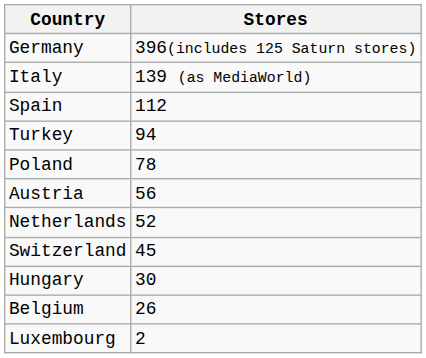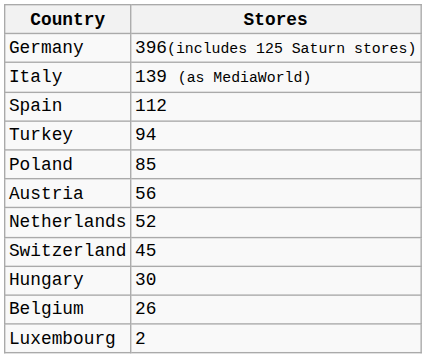(146, 164) 78 -> (146, 164) 85
